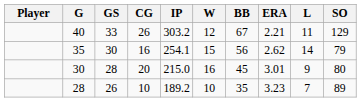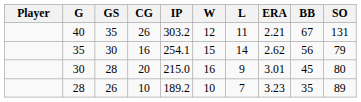columns swapped: (307, 13) <-> (242, 13)
(111, 32) 33 -> (111, 32) 35
(340, 32) 129 -> (340, 32) 131
